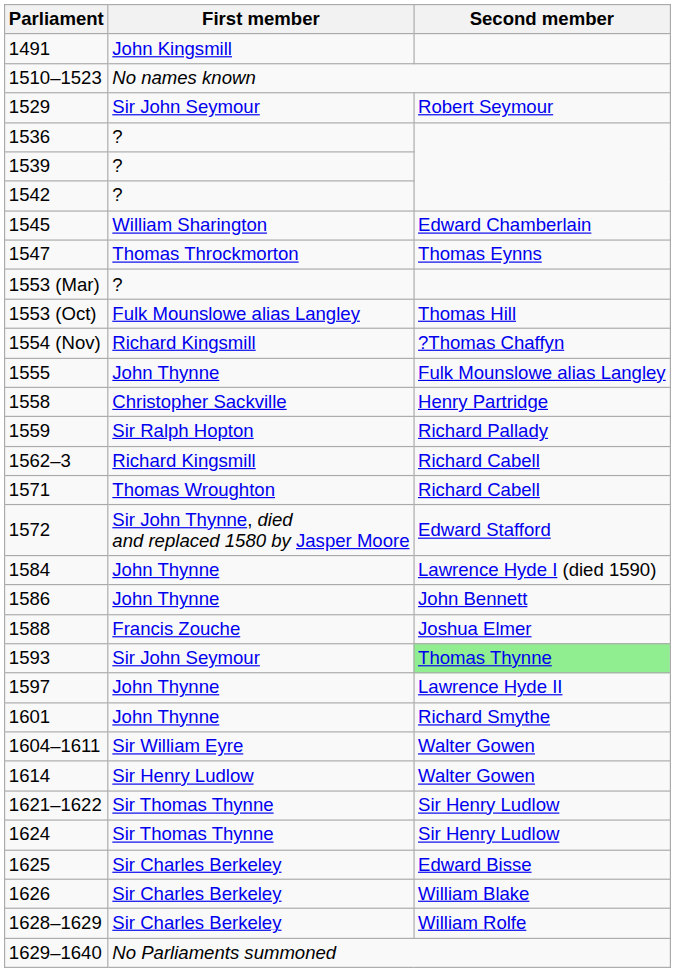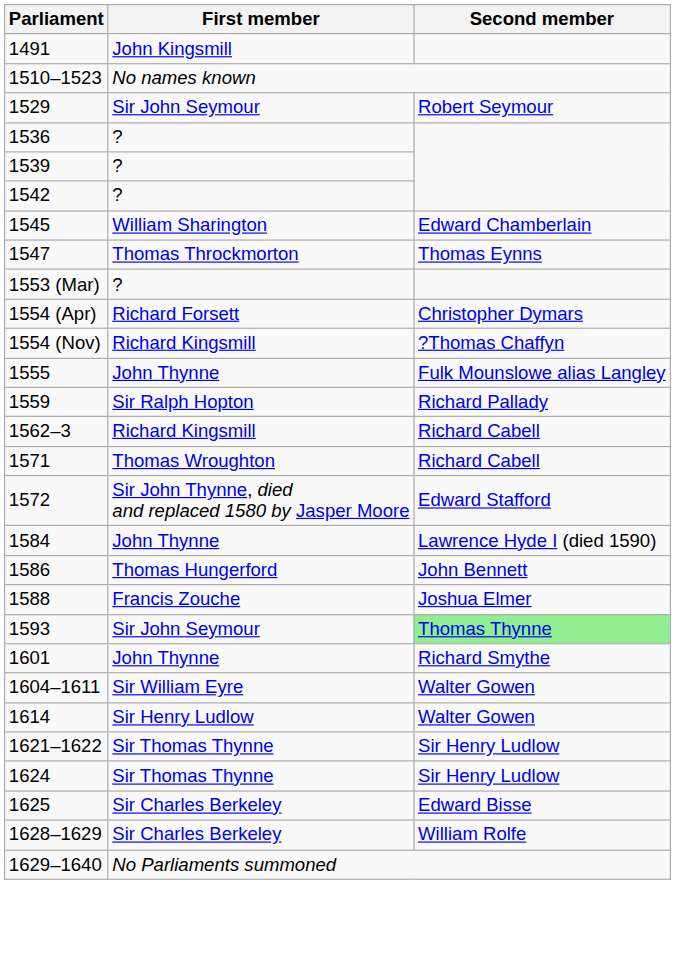- row: (53, 313)
+ row: (53, 313)
- row: (30, 401)
(166, 599) John Thynne -> (195, 569) Thomas Hungerford
- row: (30, 687)
- row: (30, 893)
